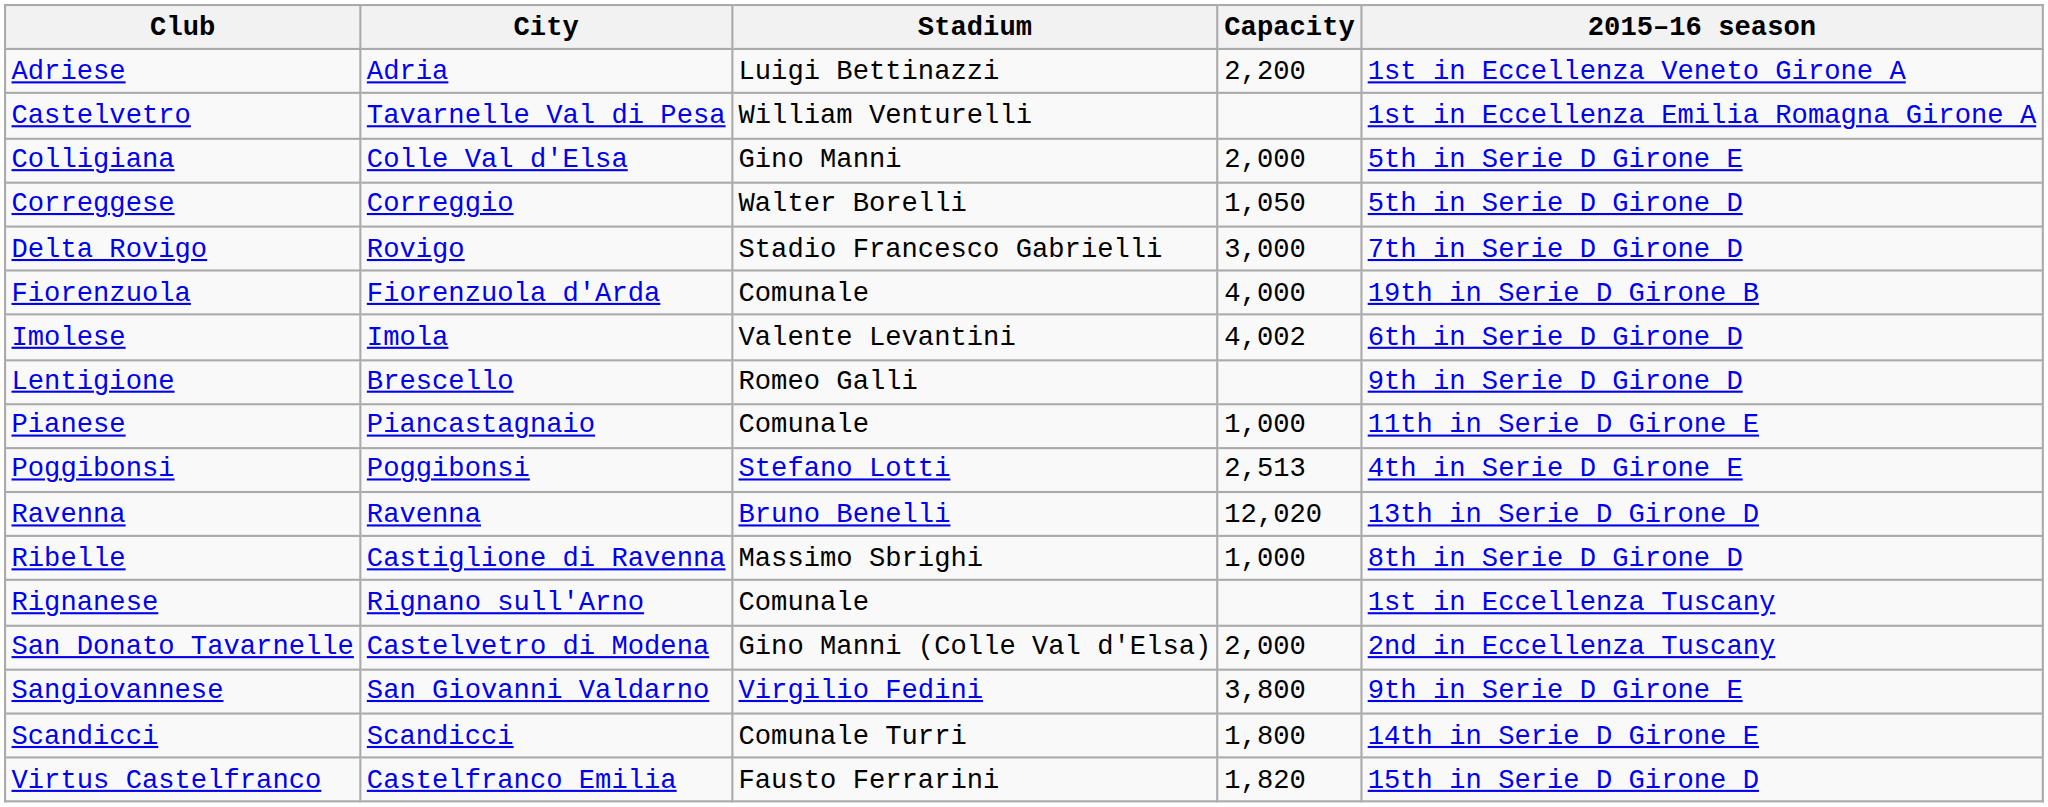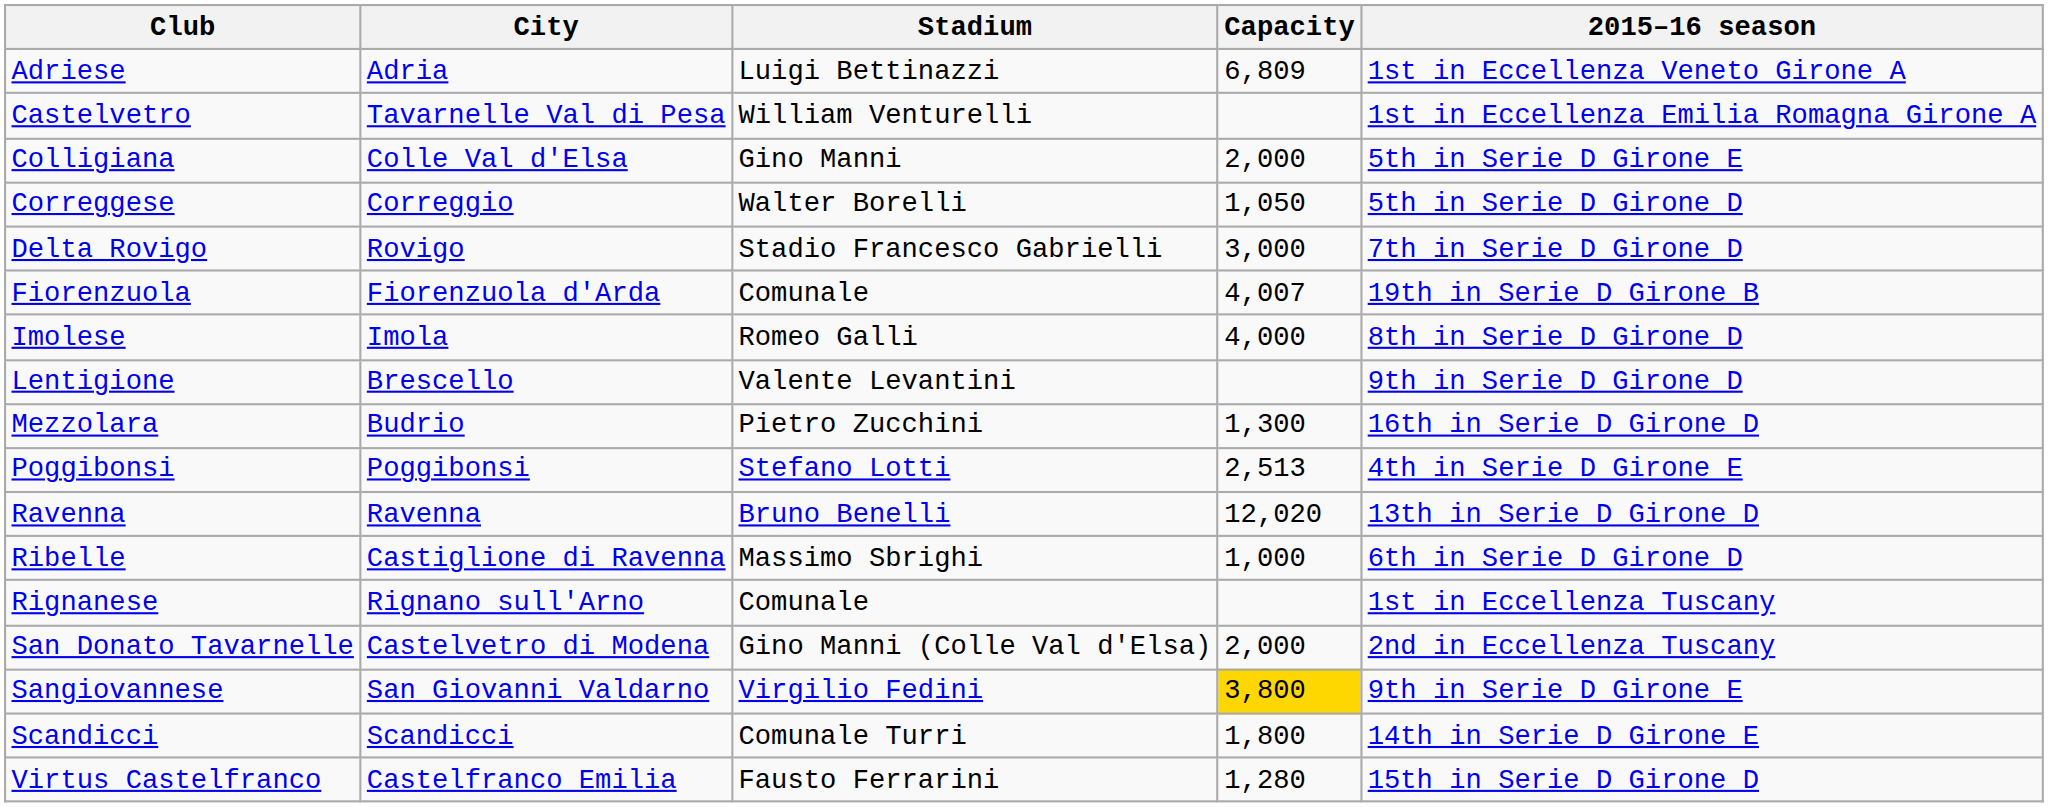(1265, 71) 2,200 -> (1265, 71) 6,809
(1265, 293) 4,000 -> (1265, 293) 4,007
(877, 337) Valente Levantini -> (828, 337) Romeo Galli
(1265, 337) 4,002 -> (1265, 337) 4,000
(1555, 337) 6th in Serie D Girone D -> (1555, 337) 8th in Serie D Girone D
(828, 381) Romeo Galli -> (877, 381) Valente Levantini
+ row: (85, 426)
- row: (69, 426)
(1555, 559) 8th in Serie D Girone D -> (1555, 559) 6th in Serie D Girone D
(1265, 691) no background -> (1265, 691) gold background
(1265, 780) 1,820 -> (1265, 780) 1,280
